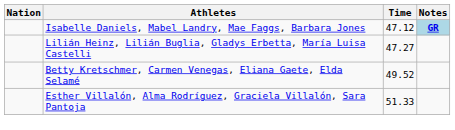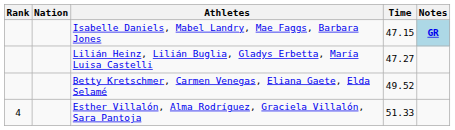+ column: (18, 12)
(400, 28) 47.12 -> (400, 33) 47.15
